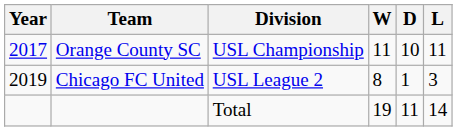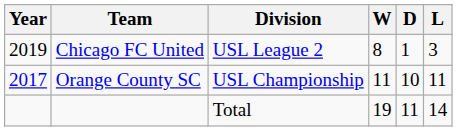rows swapped: (128, 49) <-> (130, 79)
